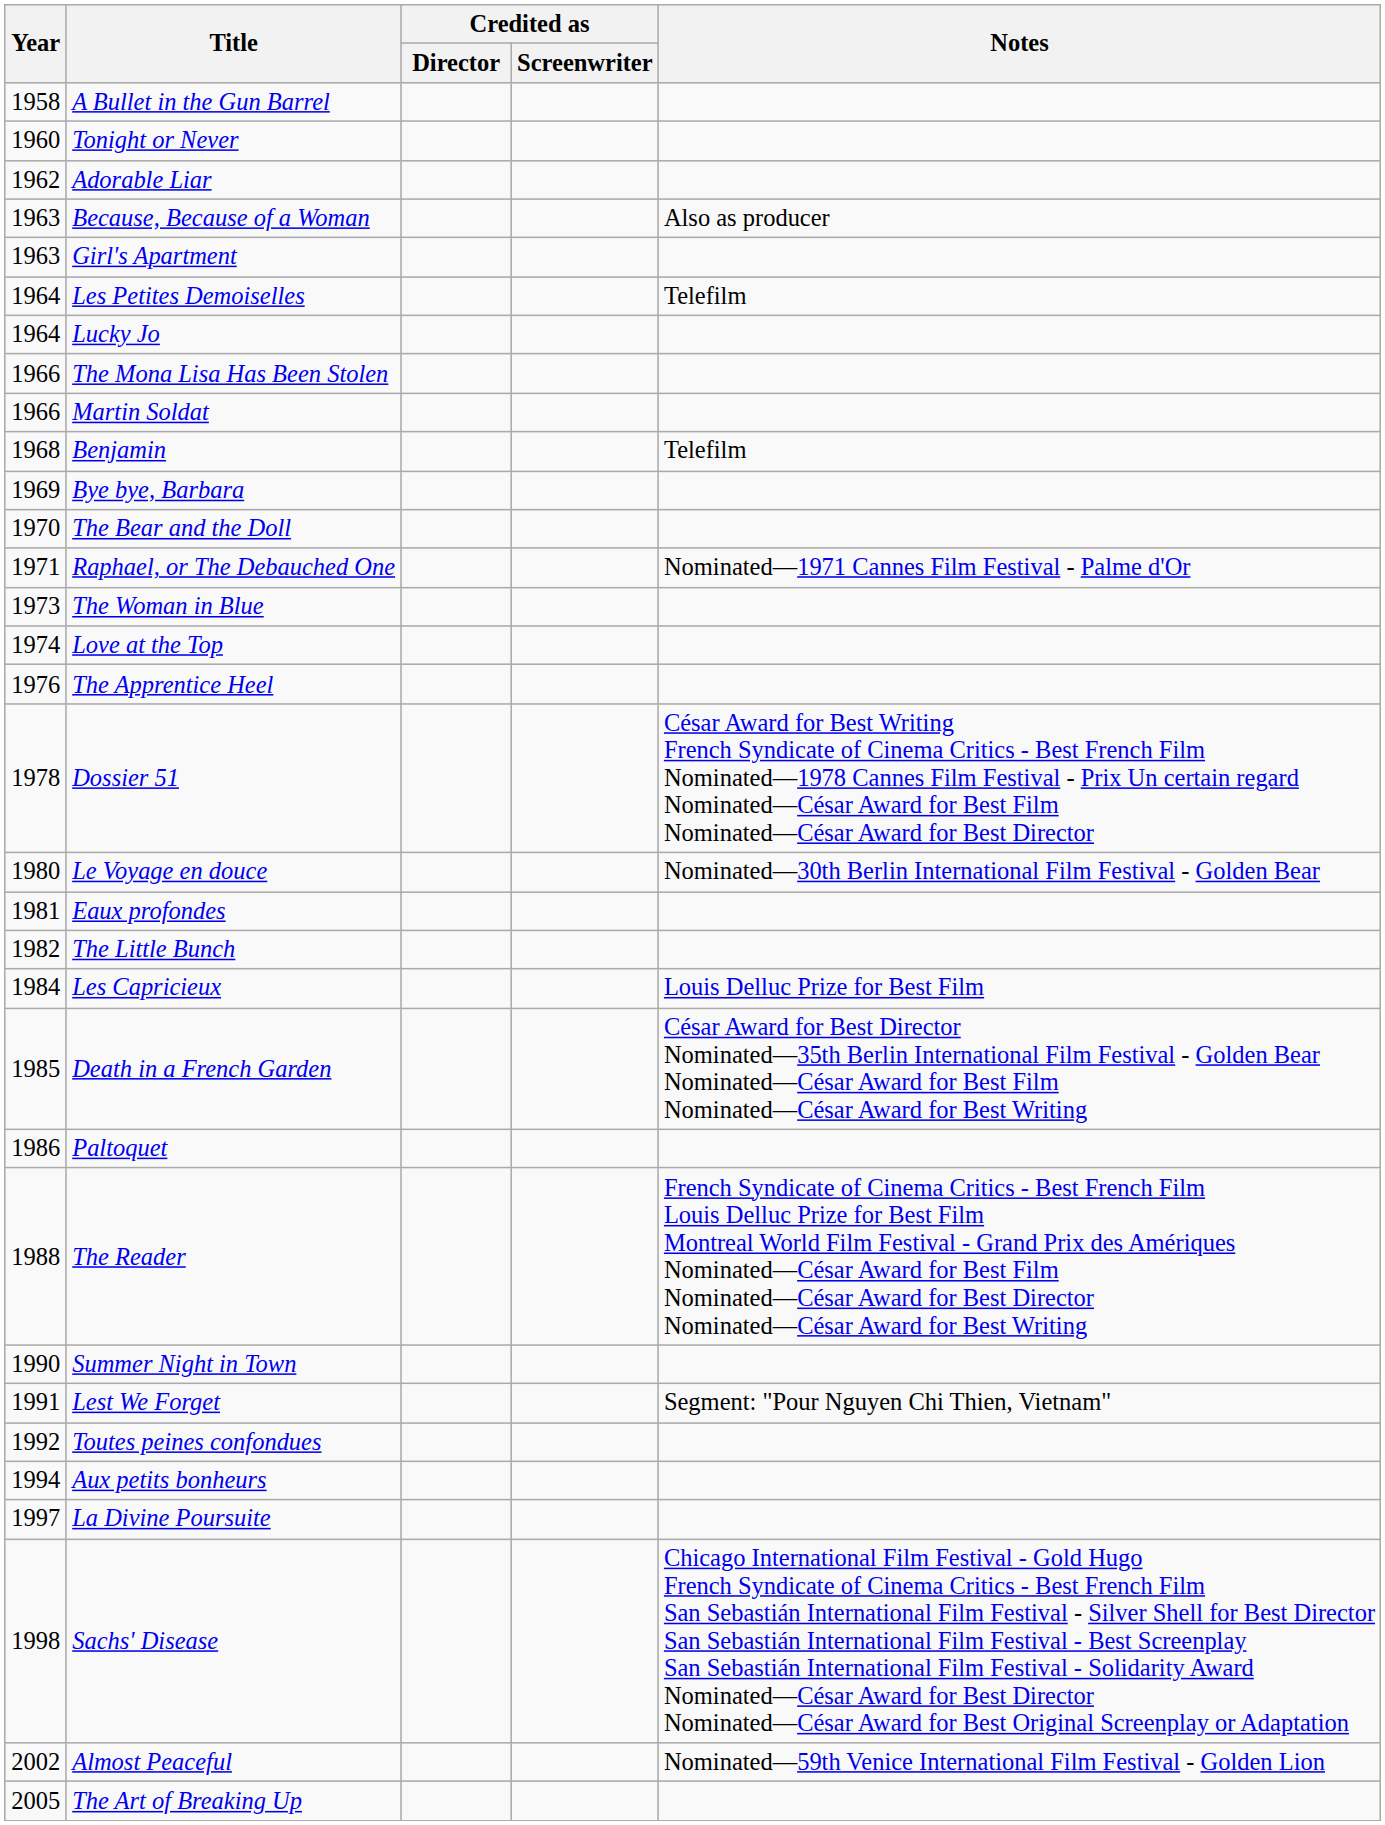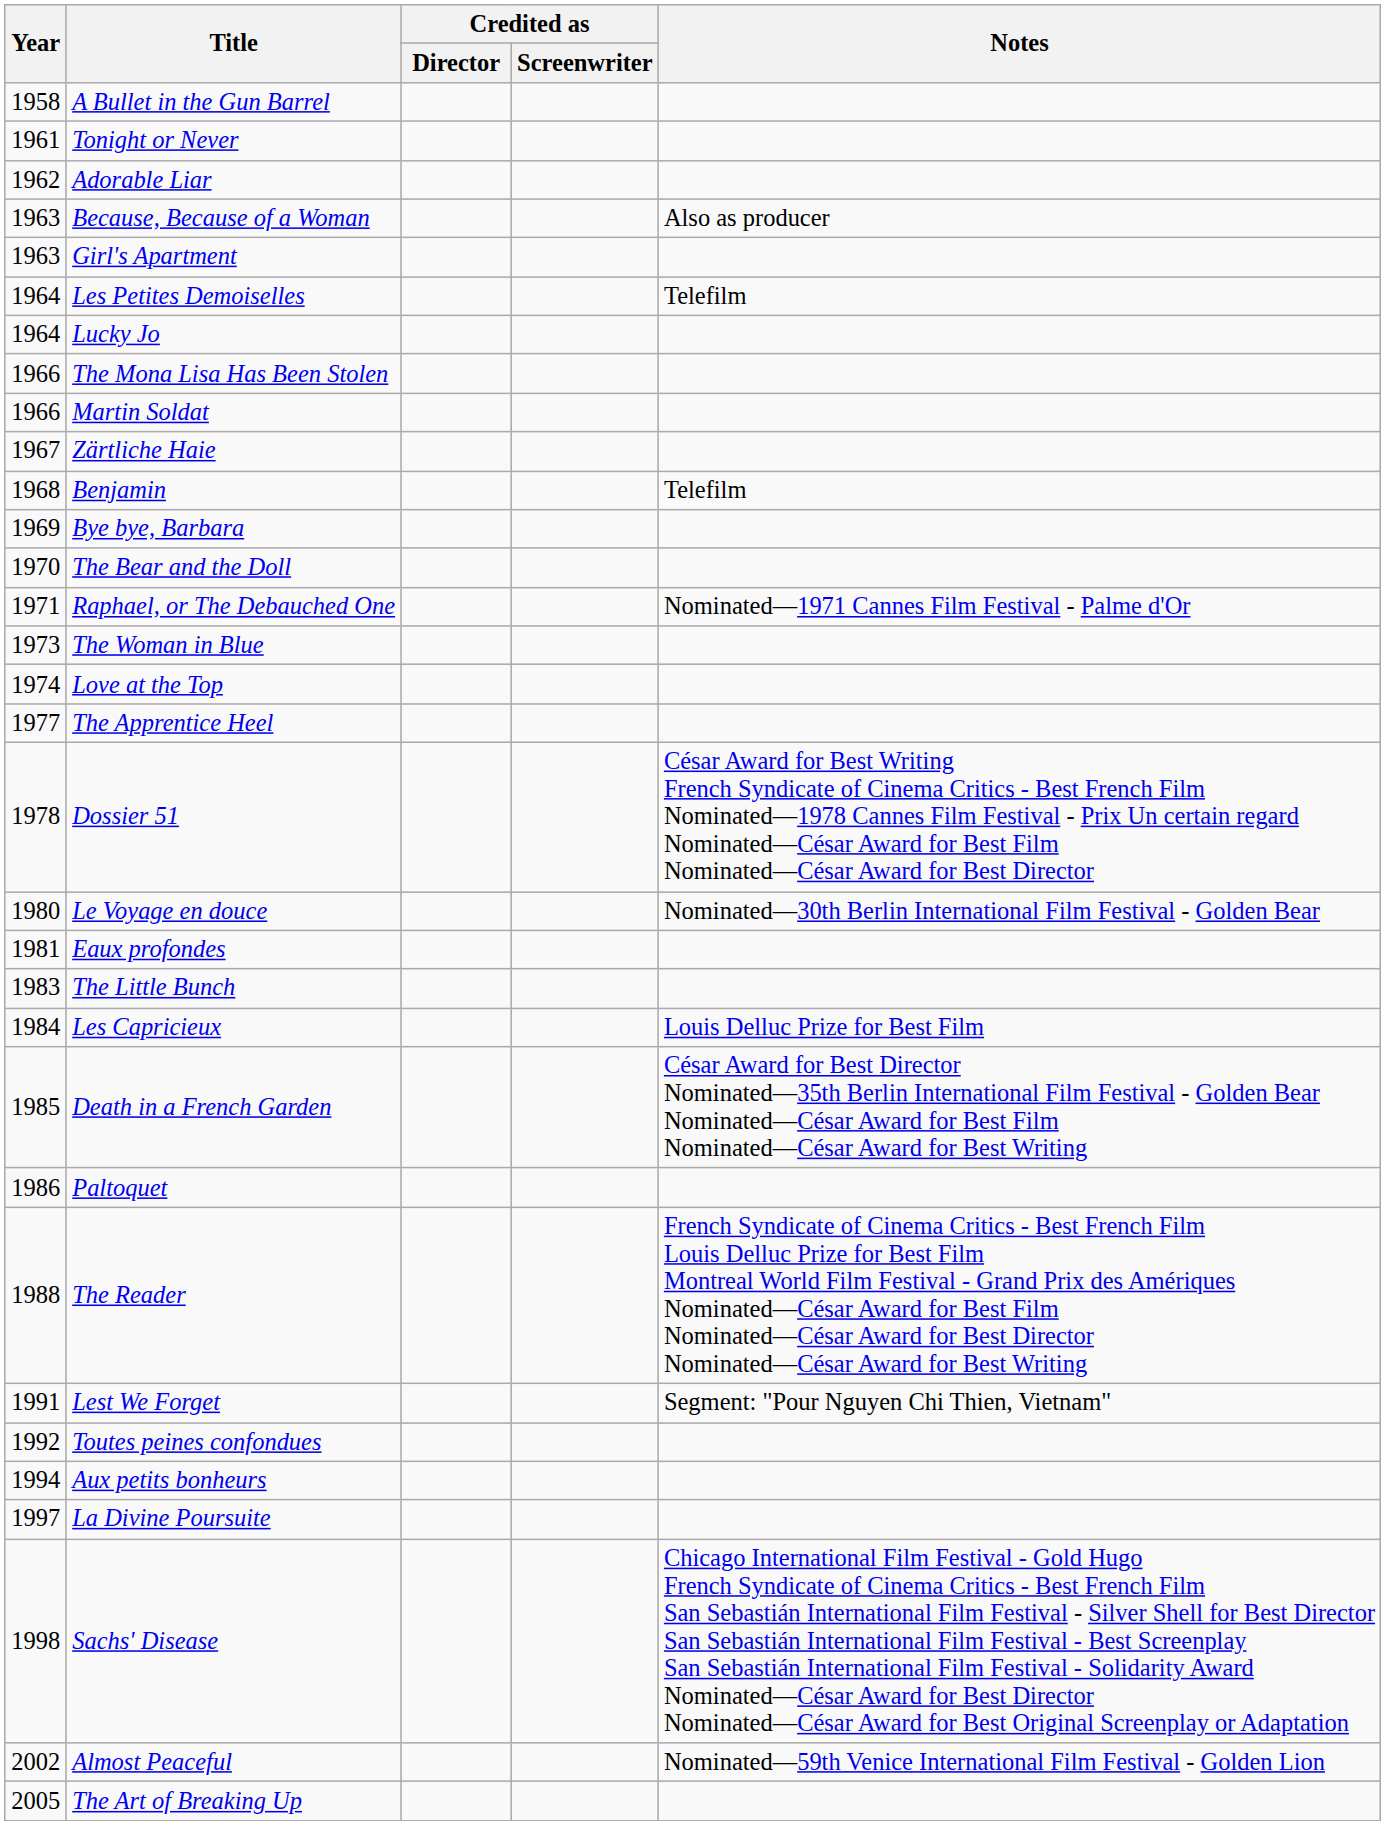(36, 140) 1960 -> (36, 140) 1961
+ row: (144, 450)
(36, 683) 1976 -> (36, 722) 1977
(36, 949) 1982 -> (36, 988) 1983
- row: (184, 1363)
